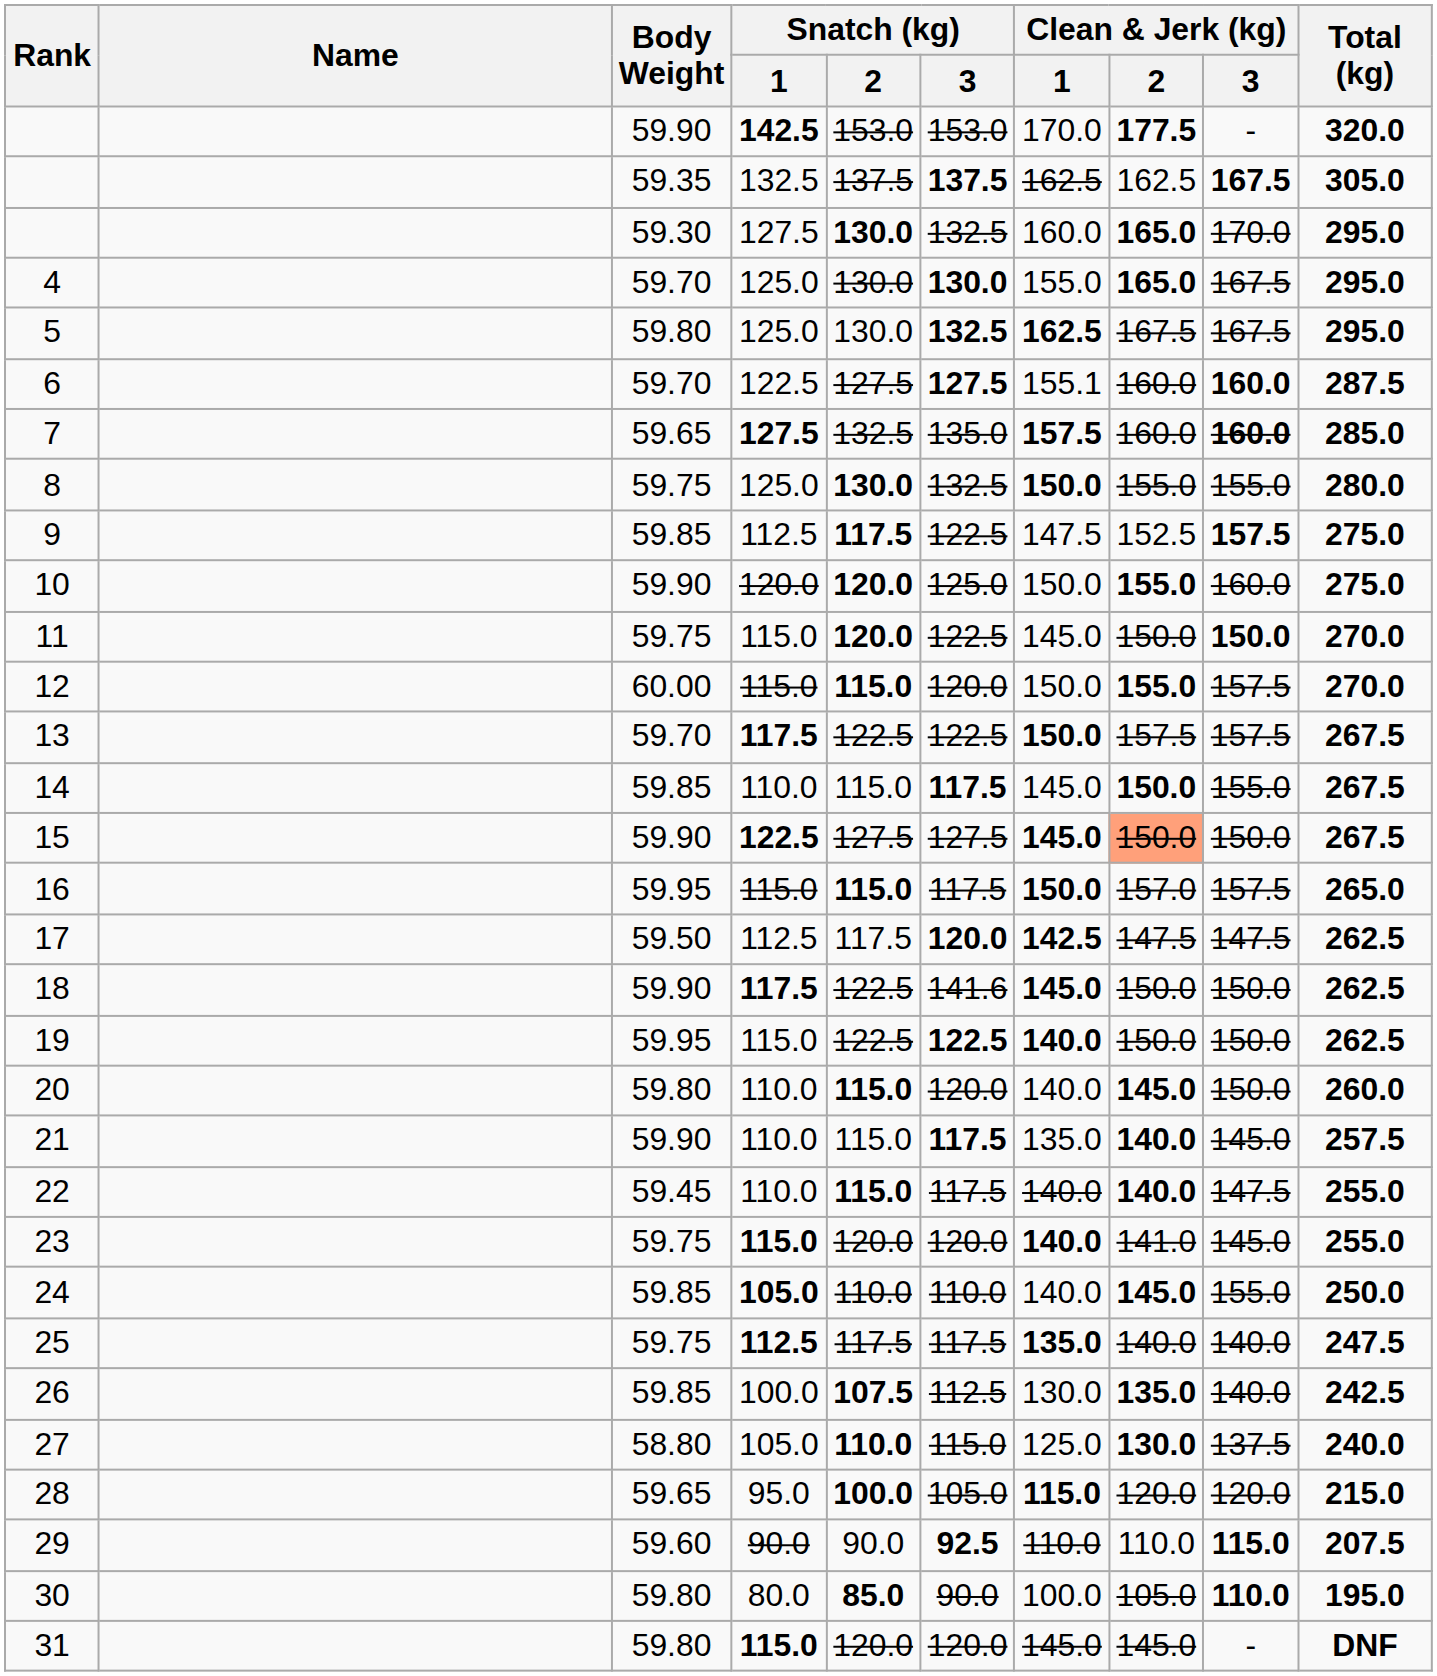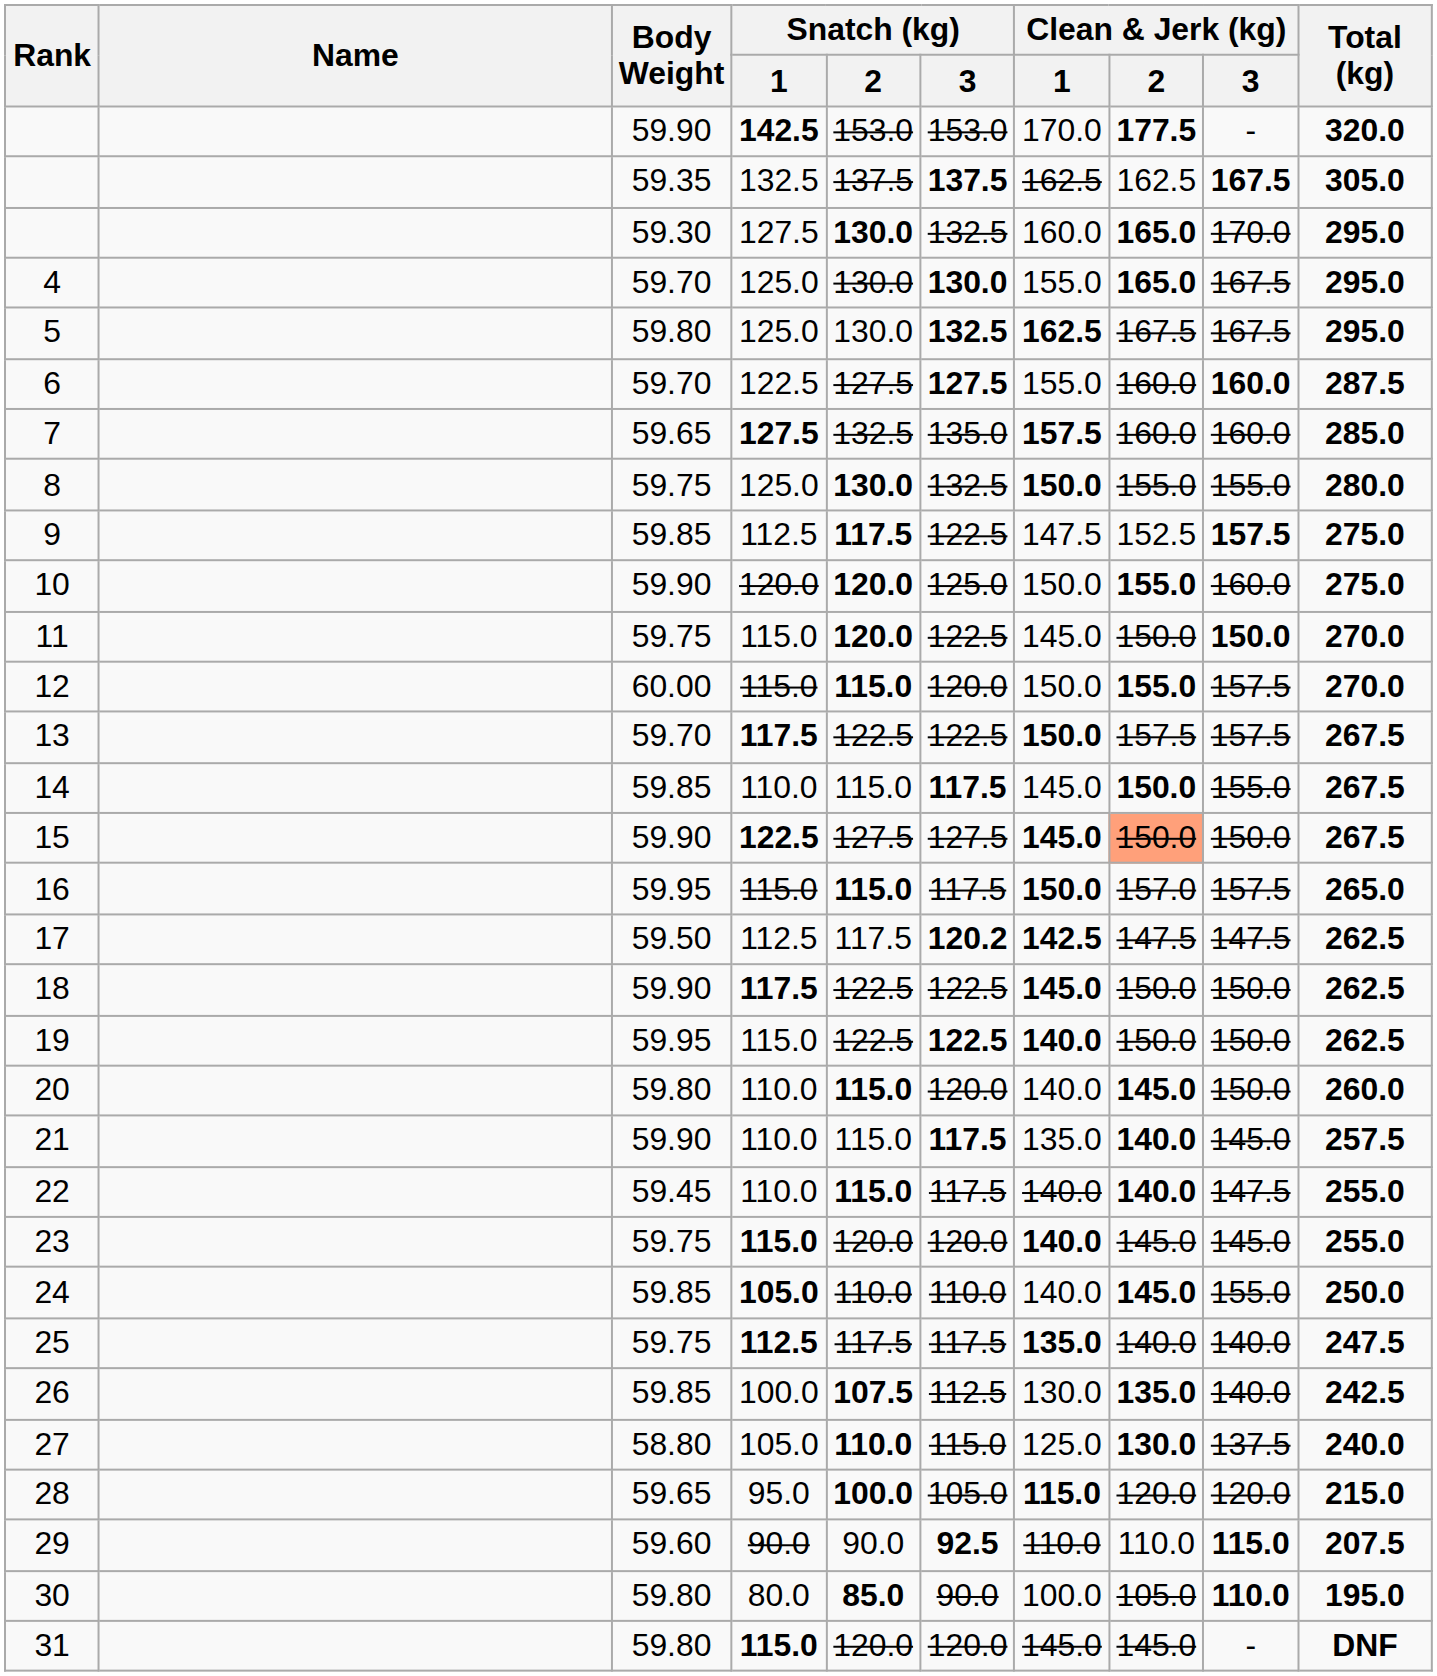(1062, 383) 155.1 -> (1062, 383) 155.0
(1251, 433) bold -> (1251, 433) normal
(968, 938) 120.0 -> (968, 938) 120.2
(968, 989) 141.6 -> (968, 989) 122.5
(1156, 1241) 141.0 -> (1156, 1241) 145.0
